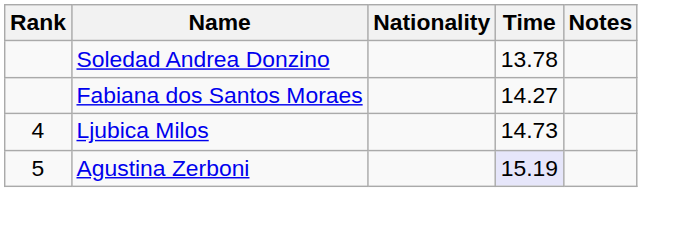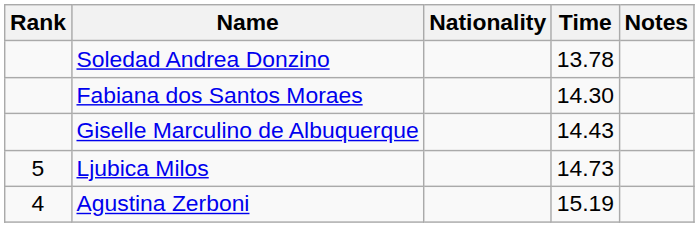(529, 95) 14.27 -> (585, 95) 14.30
+ row: (248, 131)
(38, 131) 4 -> (38, 167) 5
(38, 167) 5 -> (38, 204) 4
(529, 167) lavender background -> (585, 204) no background
